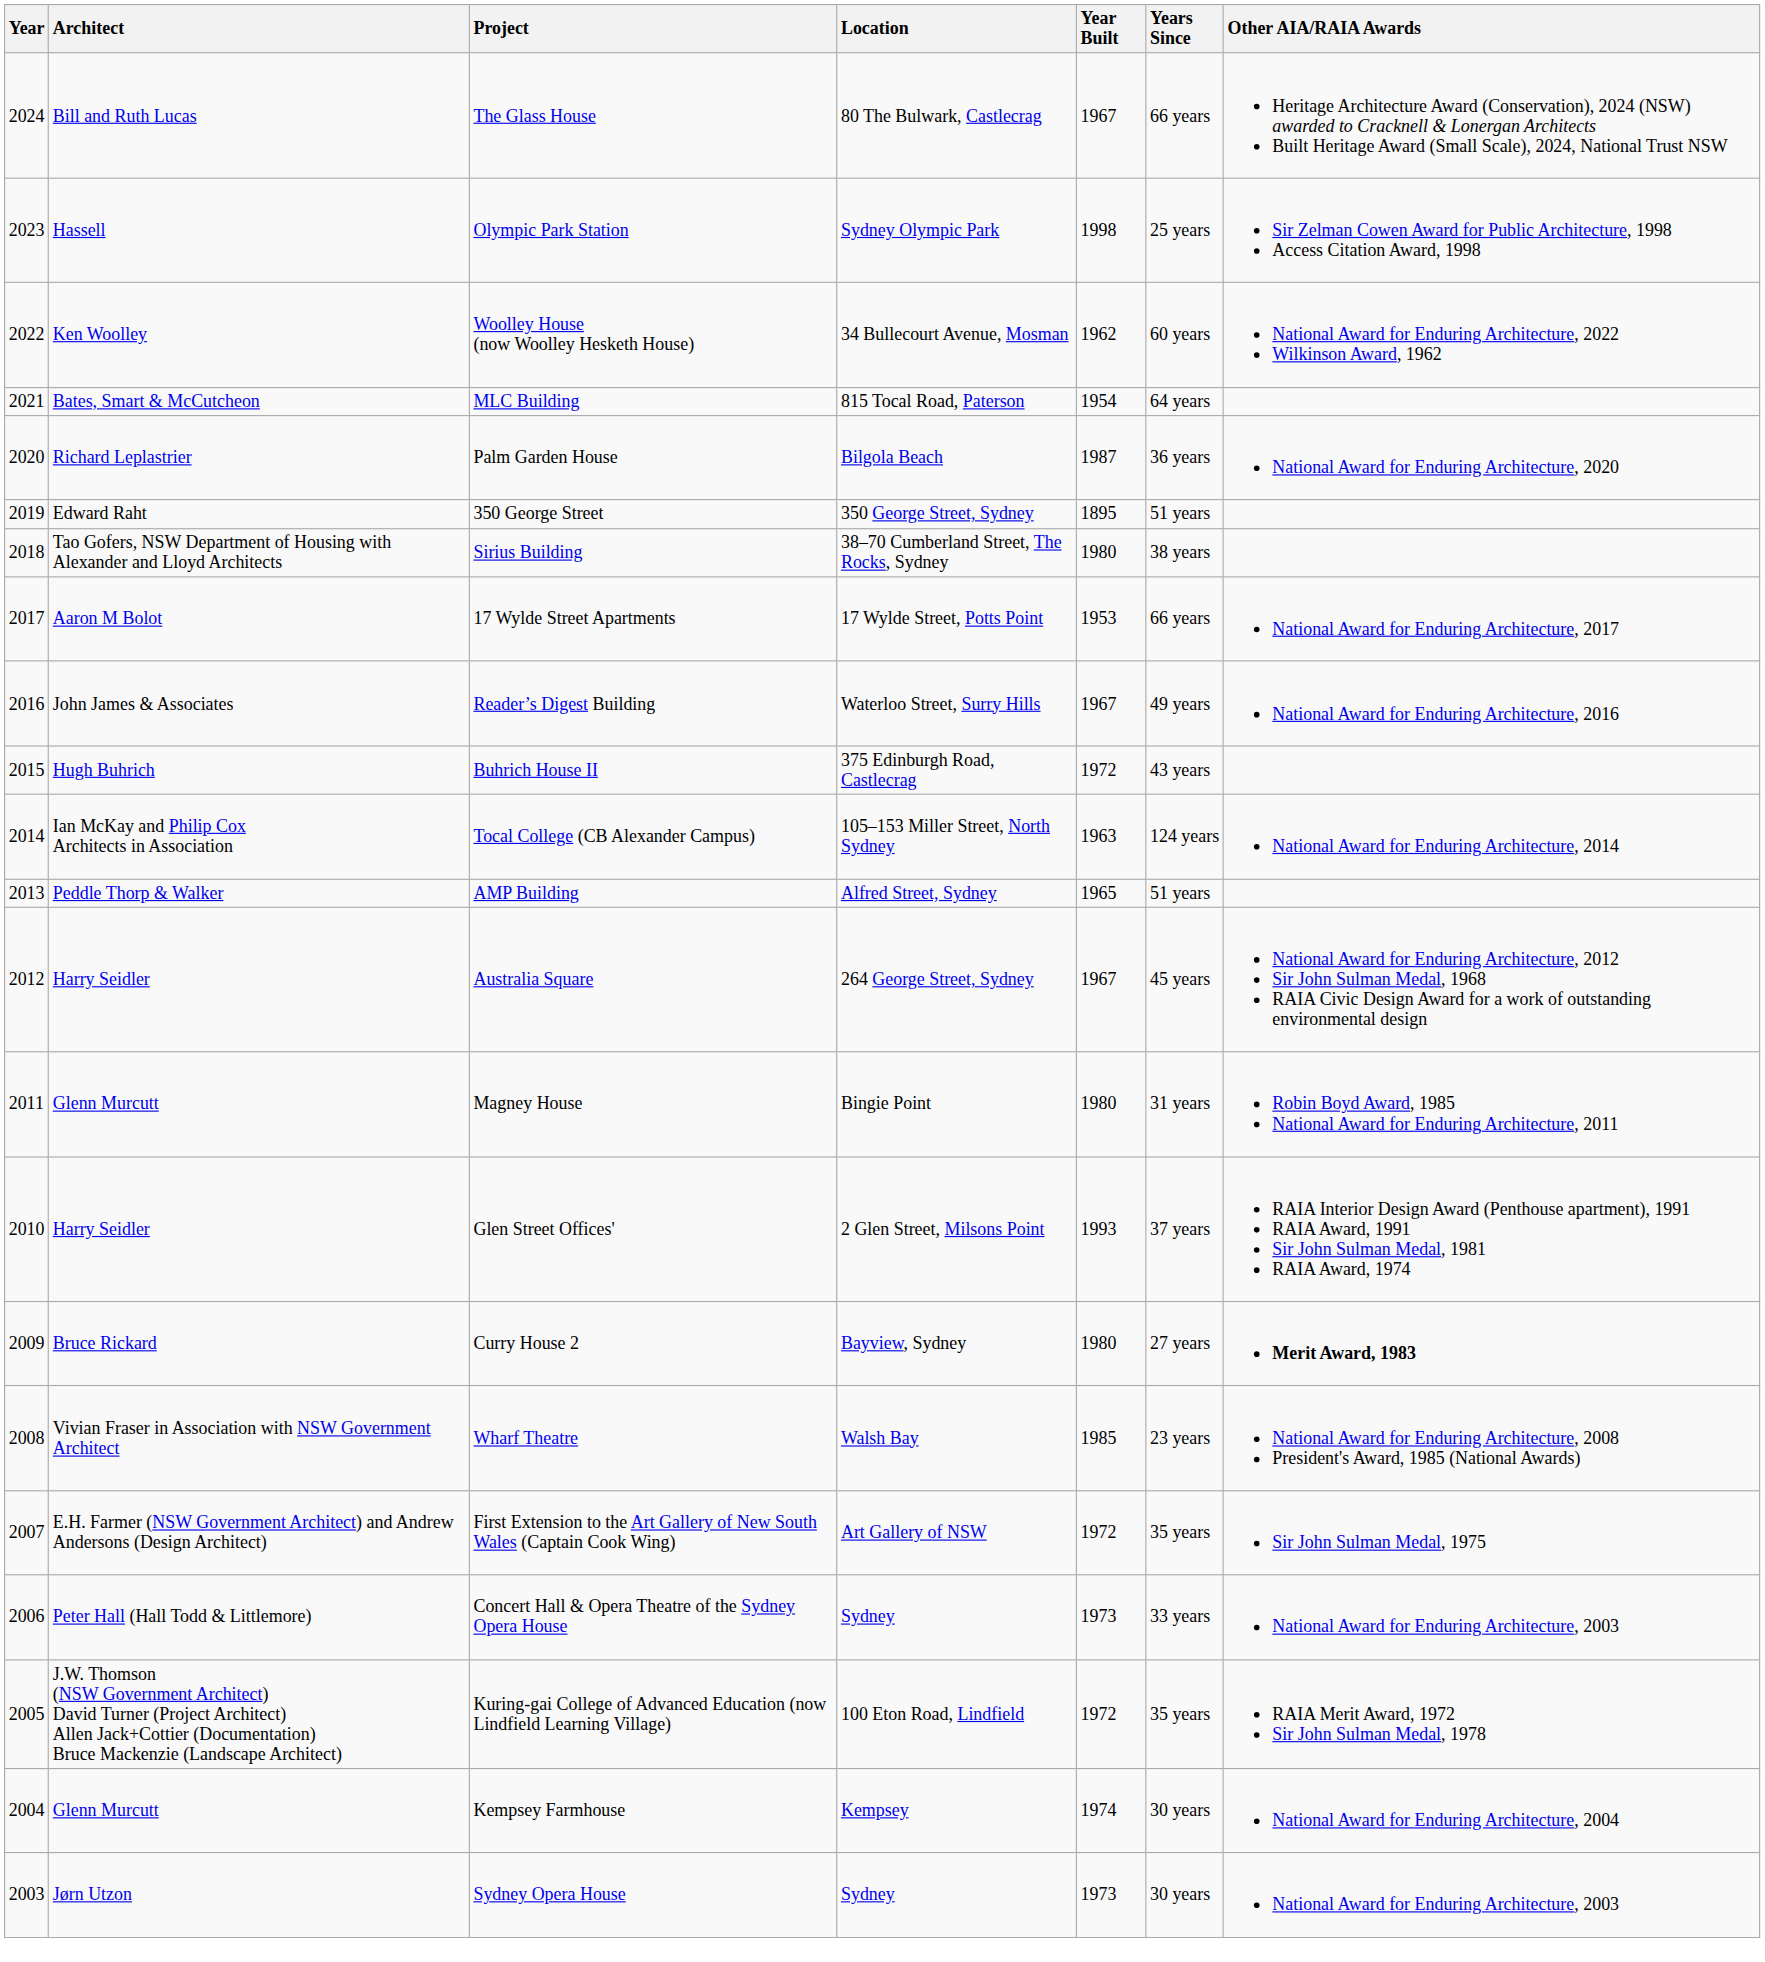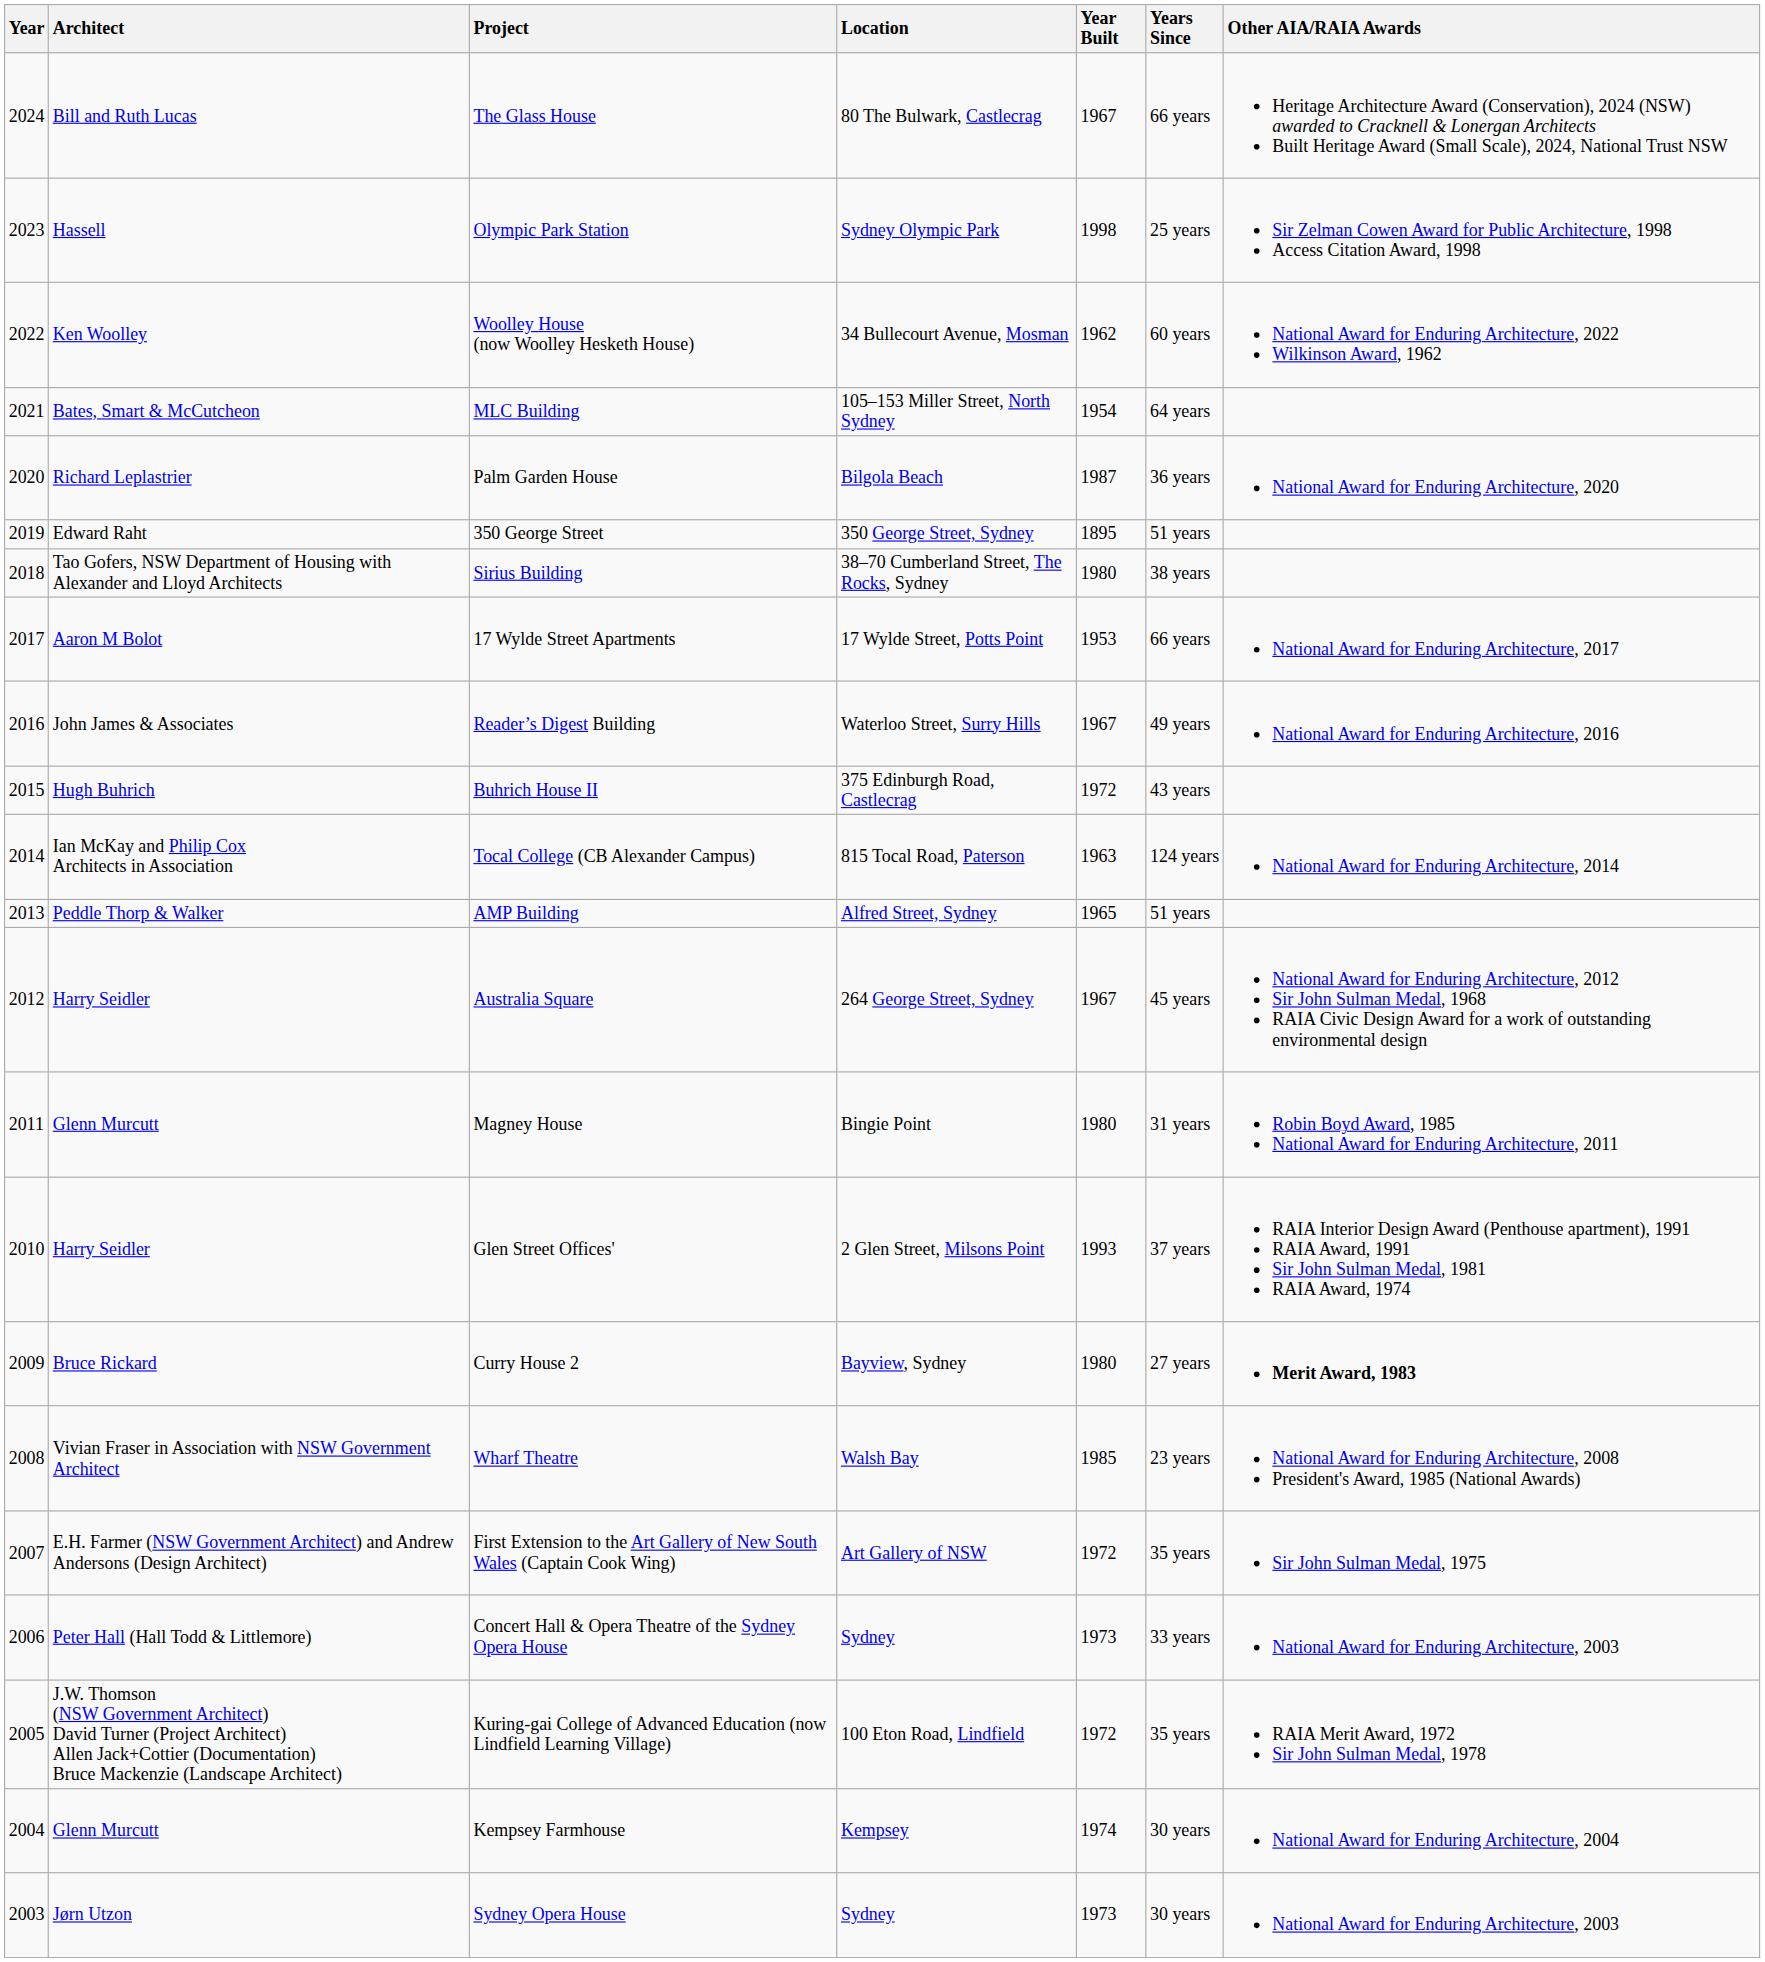(933, 401) 815 Tocal Road, Paterson -> (945, 411) 105–153 Miller Street, North Sydney
(945, 836) 105–153 Miller Street, North Sydney -> (933, 856) 815 Tocal Road, Paterson
